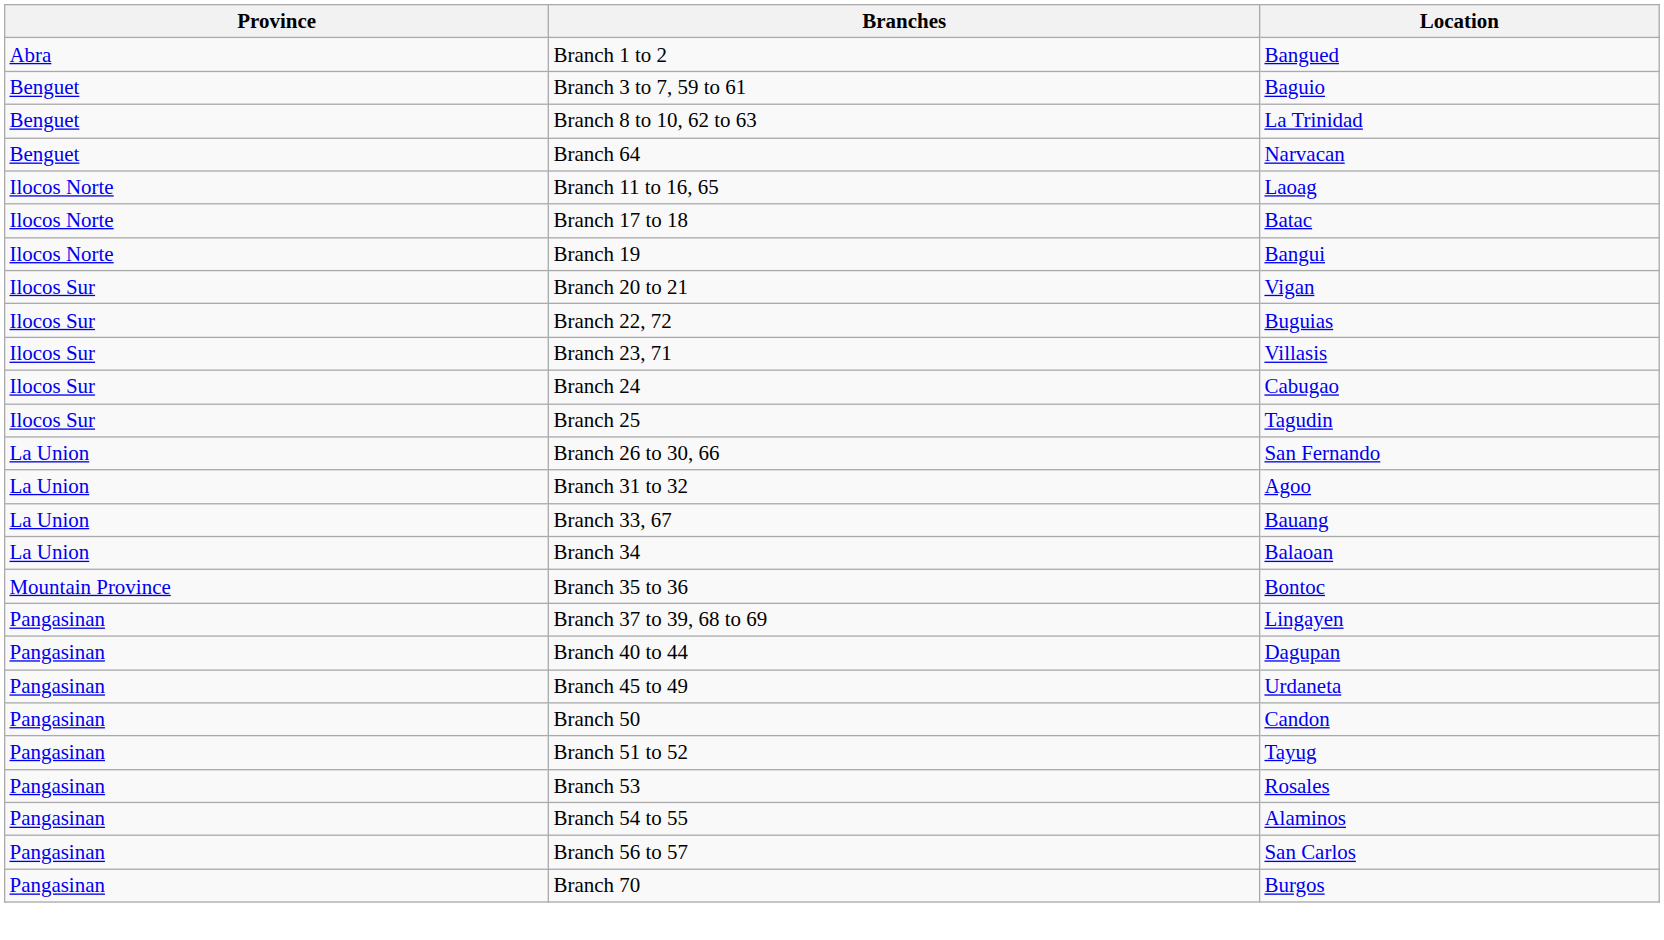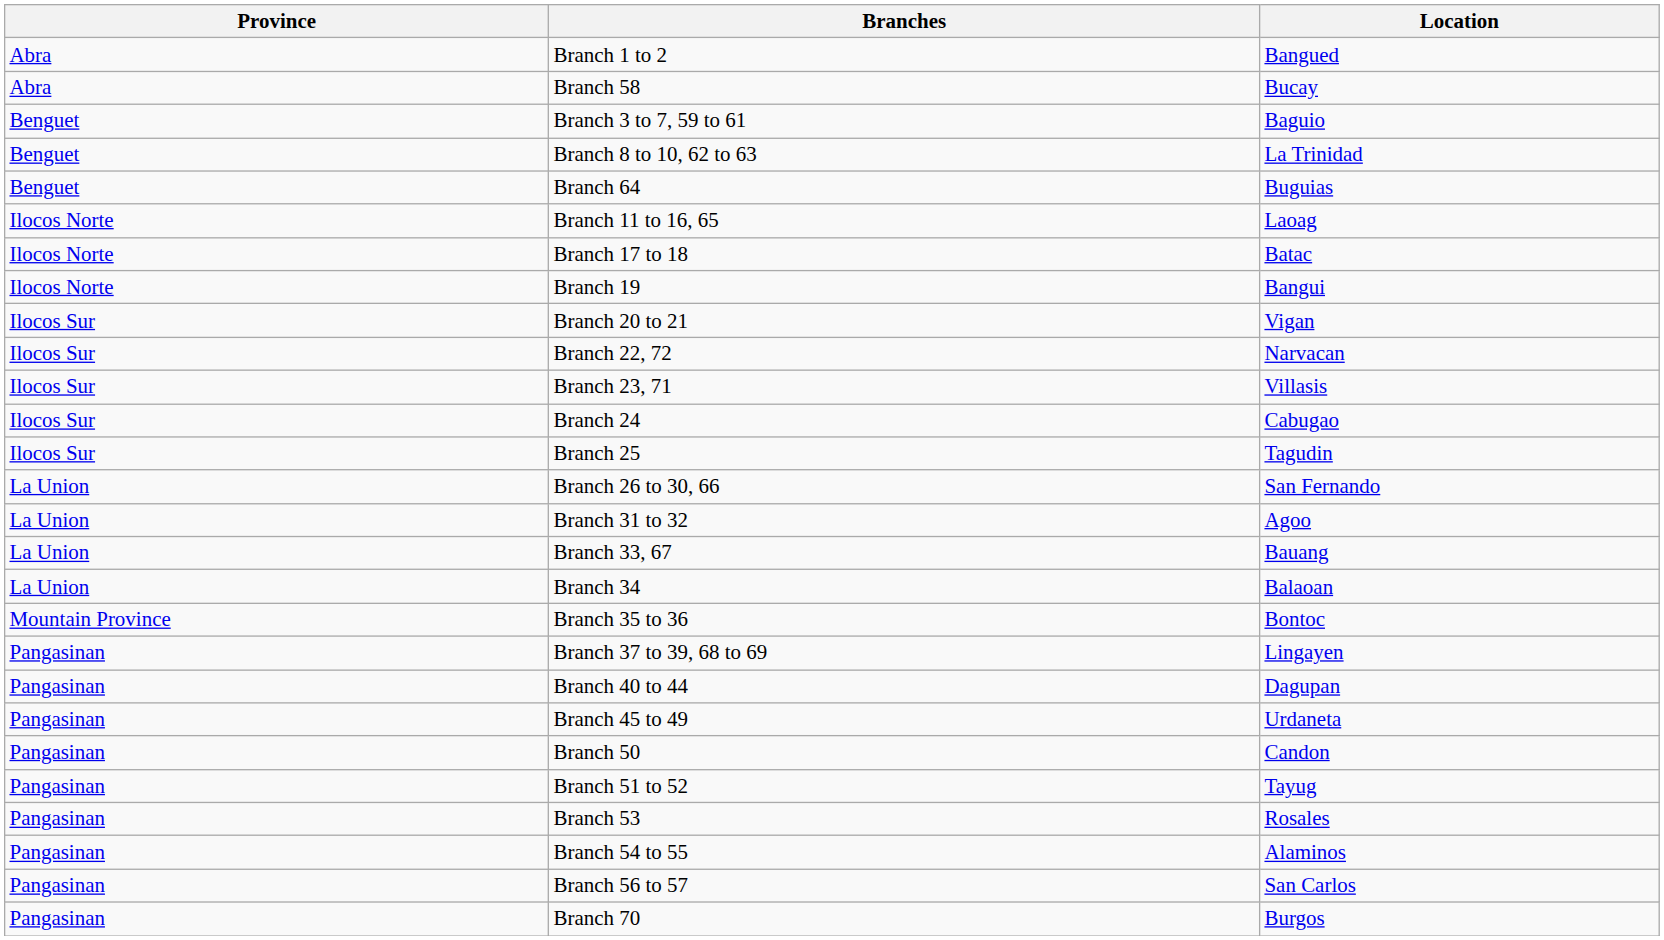+ row: (597, 87)
(1305, 154) Narvacan -> (1299, 187) Buguias
(1299, 320) Buguias -> (1305, 353) Narvacan
